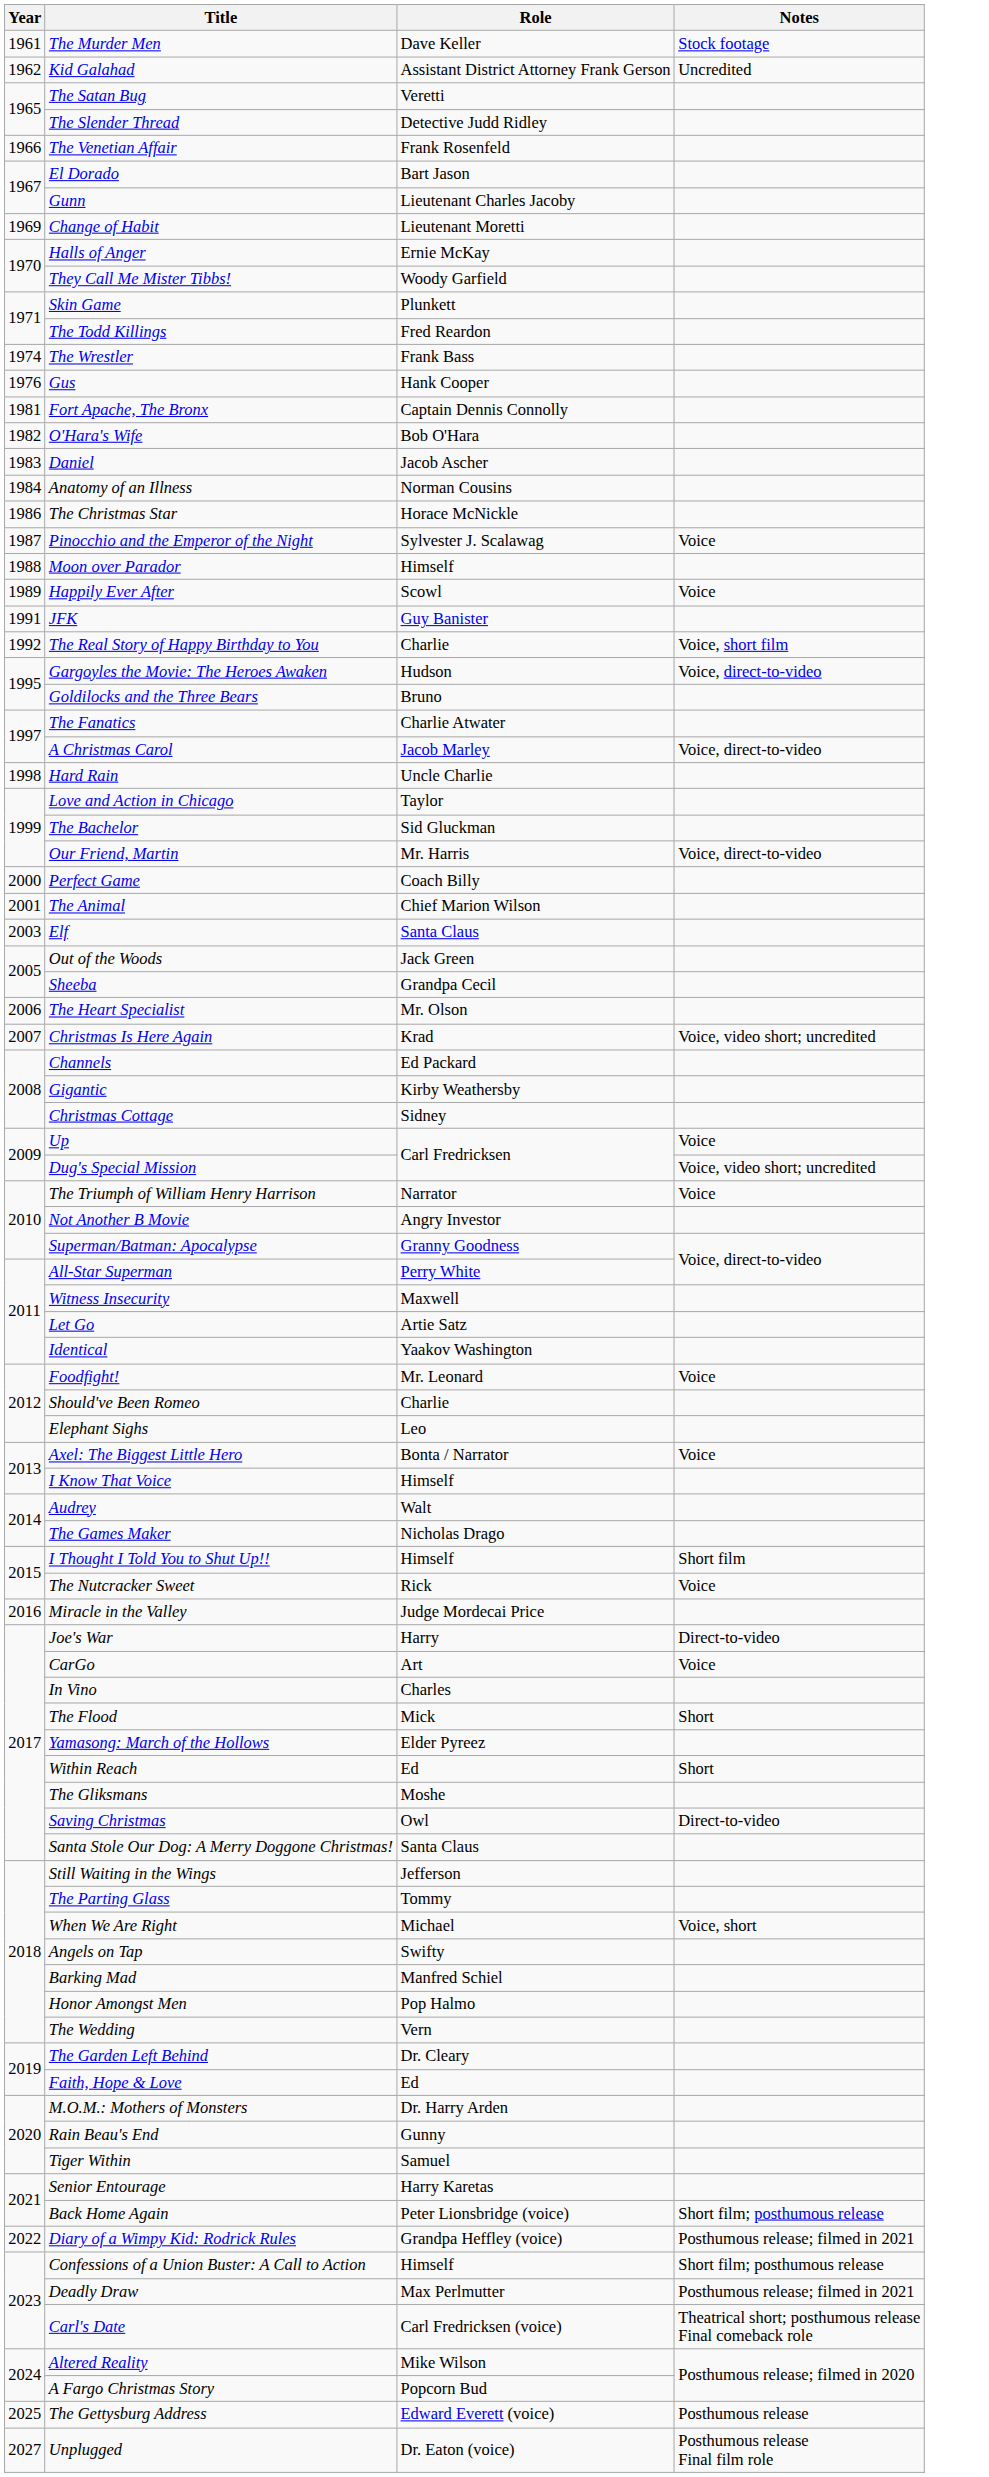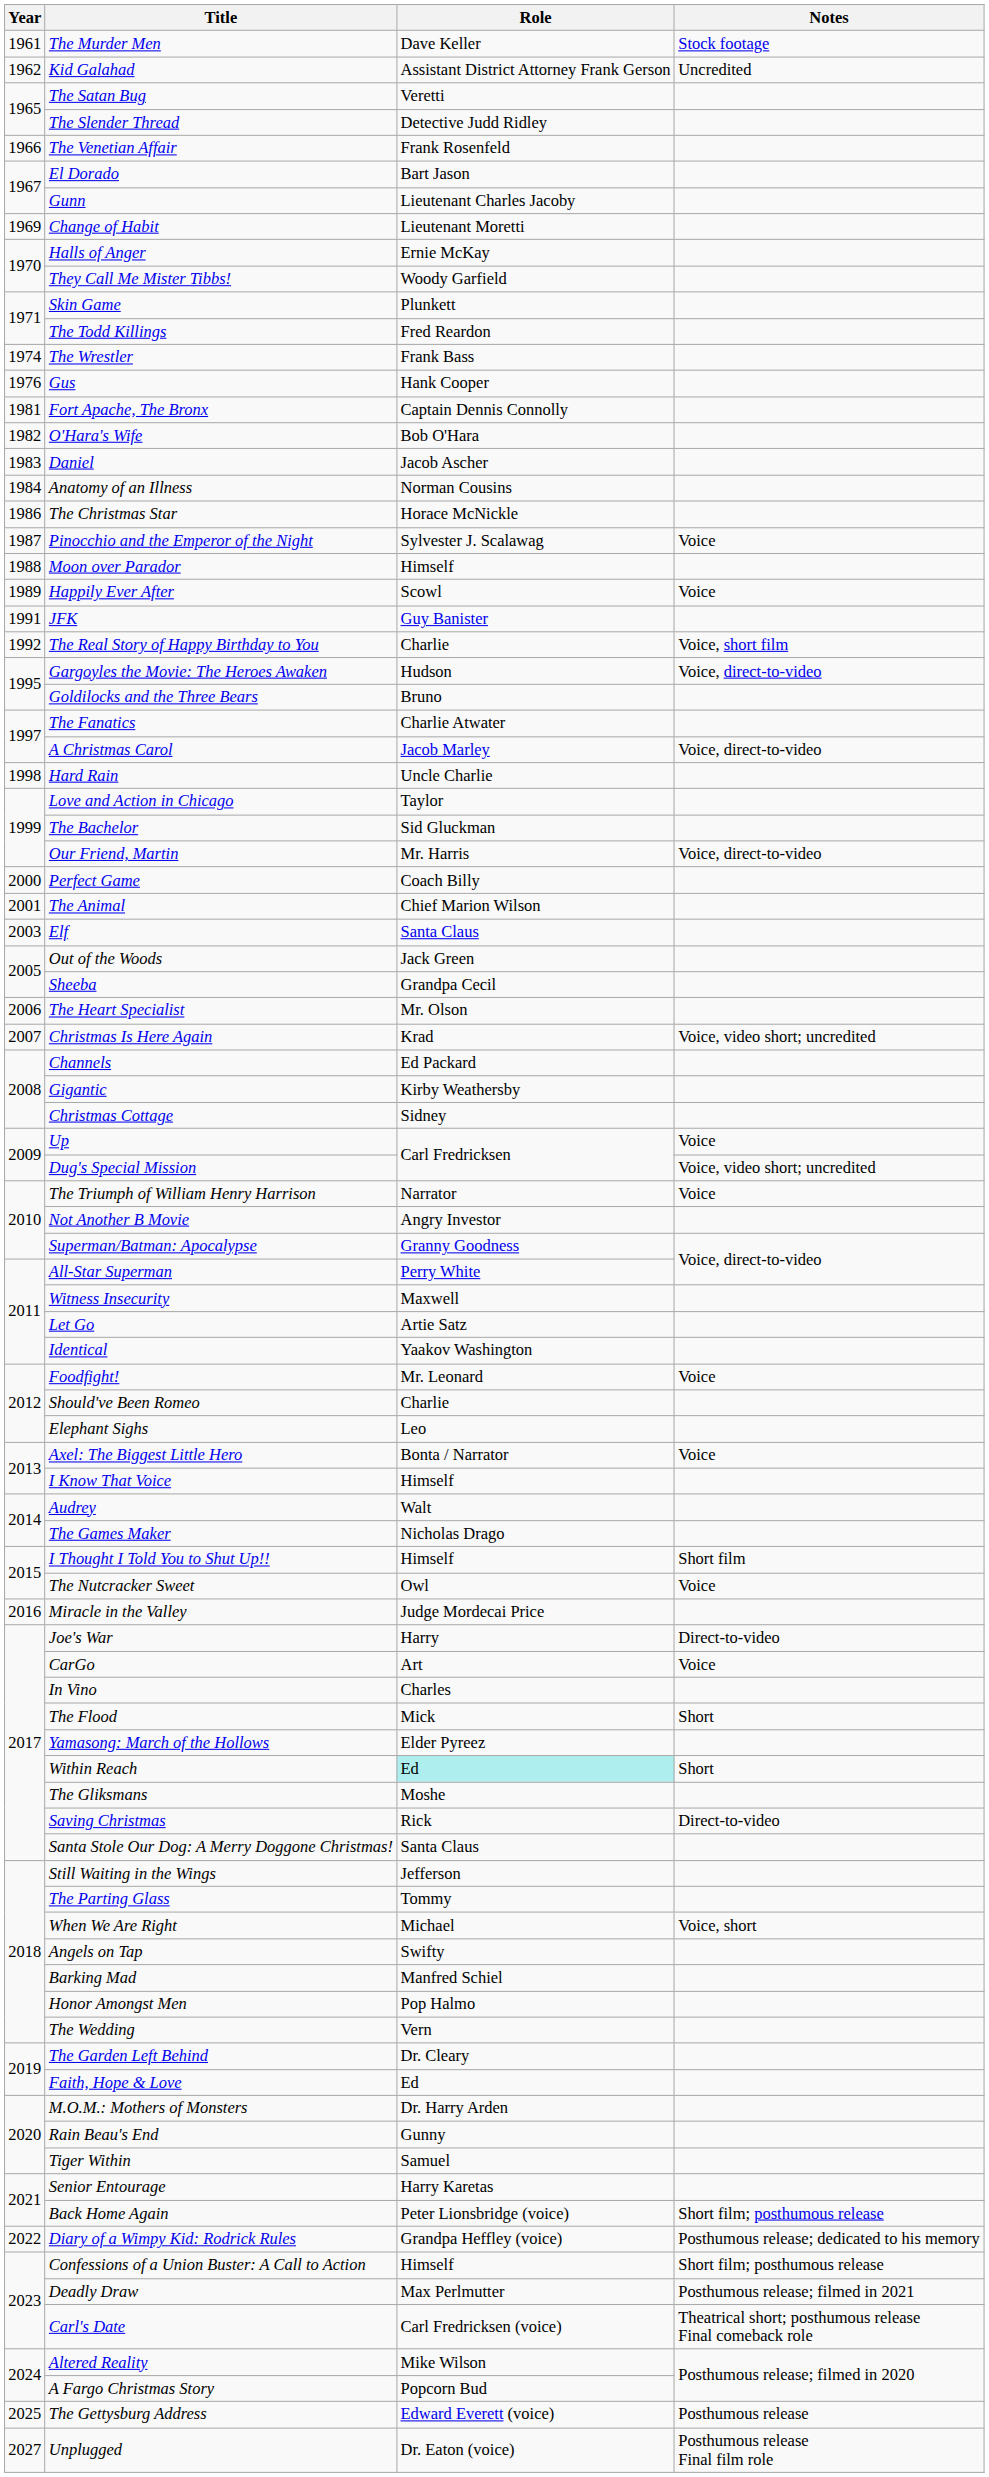(416, 1585) Rick -> (415, 1585) Owl
(410, 1768) no background -> (410, 1768) paleturquoise background
(415, 1820) Owl -> (416, 1820) Rick
(796, 2239) Posthumous release; filmed in 2021 -> (829, 2239) Posthumous release; dedicated to his memory
